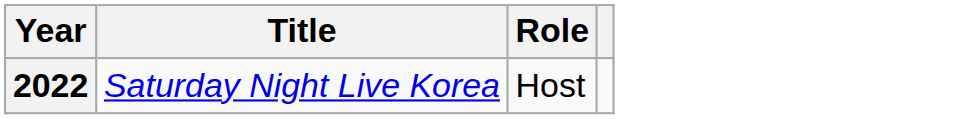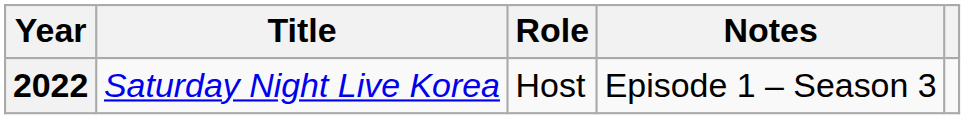+ column: (771, 31)
